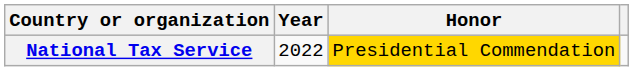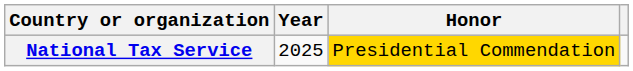(301, 51) 2022 -> (301, 51) 2025
